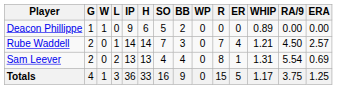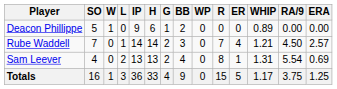columns swapped: (91, 12) <-> (163, 12)
